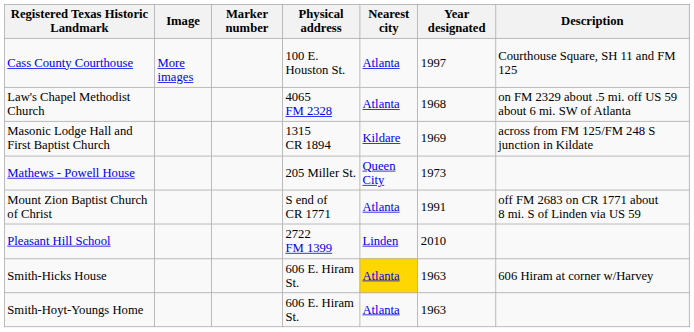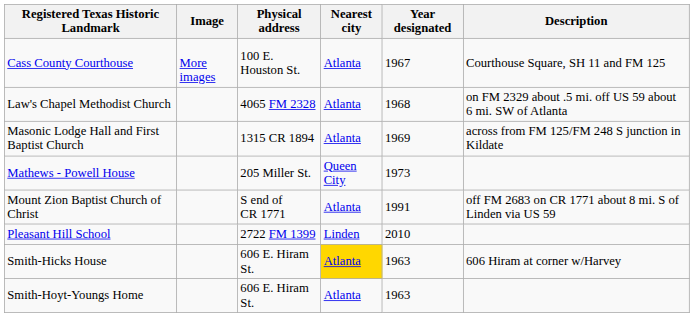- column: (247, 21)
(433, 63) 1997 -> (398, 63) 1967
(381, 138) Kildare -> (342, 138) Atlanta
